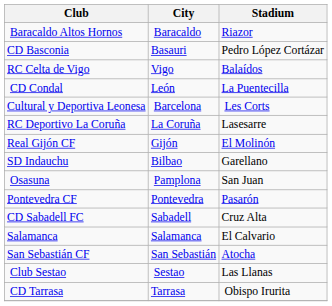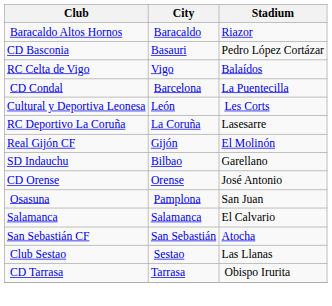(163, 87) León -> (176, 87) Barcelona
(176, 106) Barcelona -> (163, 106) León
+ row: (33, 180)
- row: (42, 198)
- row: (45, 217)
